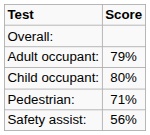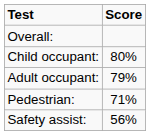rows swapped: (53, 57) <-> (53, 78)
